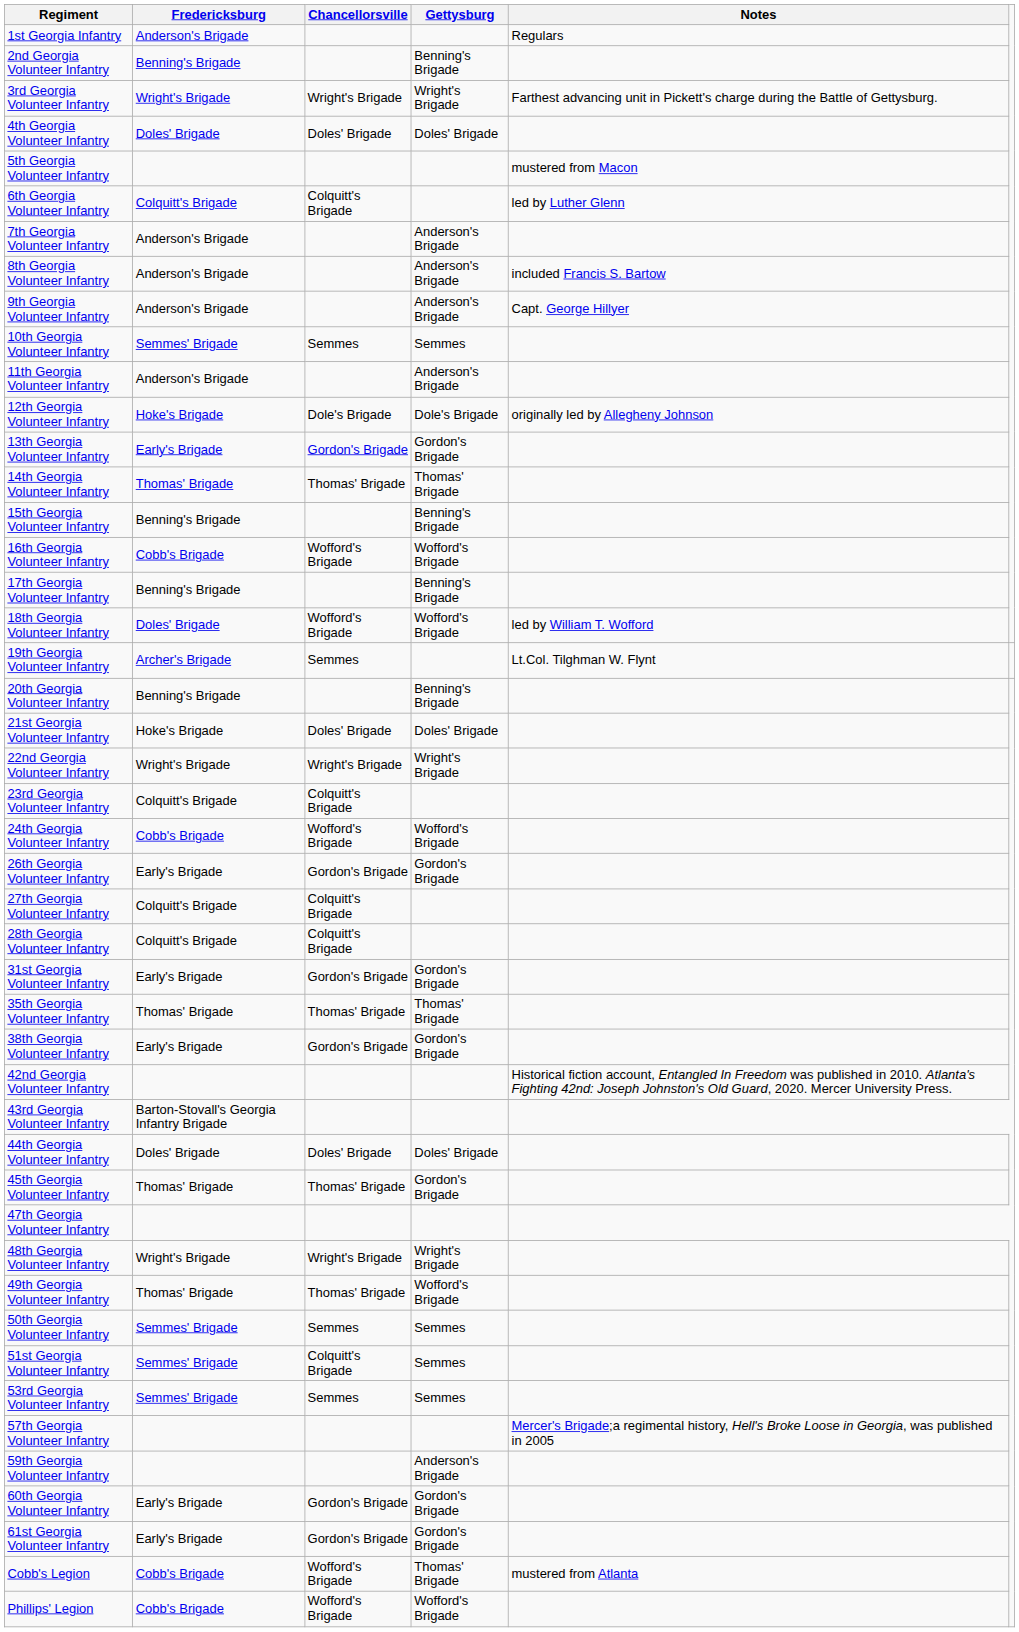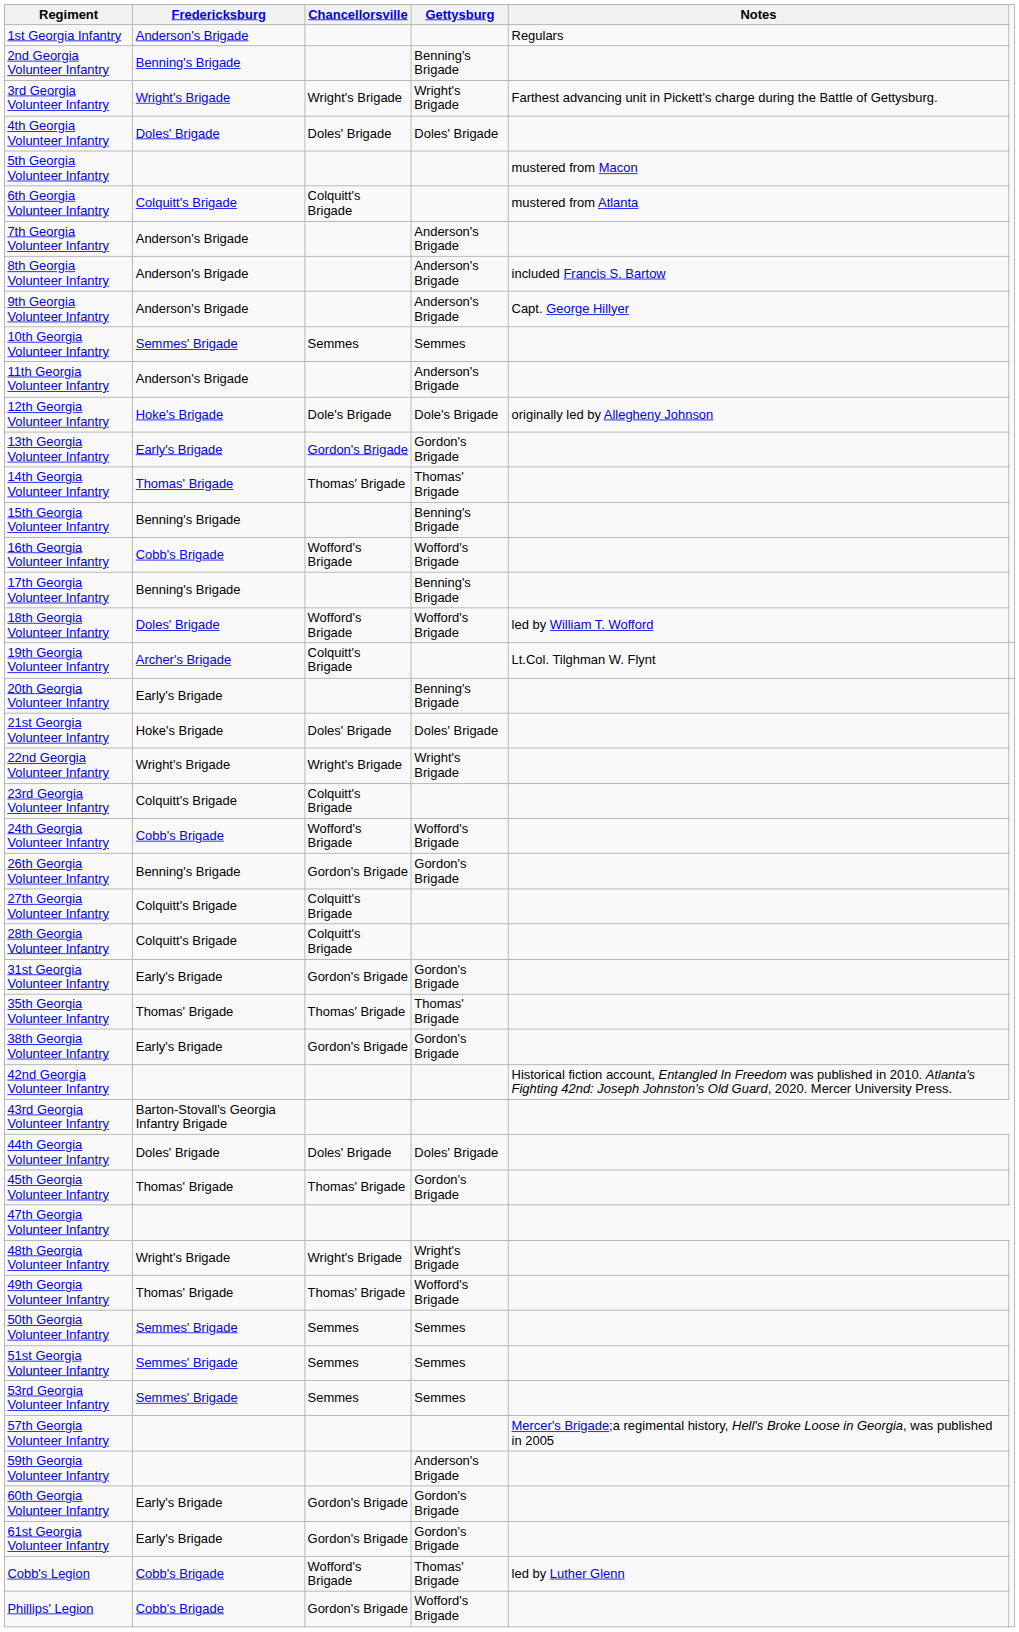(568, 203) led by Luther Glenn -> (575, 203) mustered from Atlanta
(333, 660) Semmes -> (334, 660) Colquitt's Brigade
(188, 695) Benning's Brigade -> (179, 695) Early's Brigade
(179, 871) Early's Brigade -> (188, 871) Benning's Brigade
(334, 1363) Colquitt's Brigade -> (333, 1363) Semmes
(575, 1573) mustered from Atlanta -> (568, 1573) led by Luther Glenn
(335, 1609) Wofford's Brigade -> (358, 1609) Gordon's Brigade
